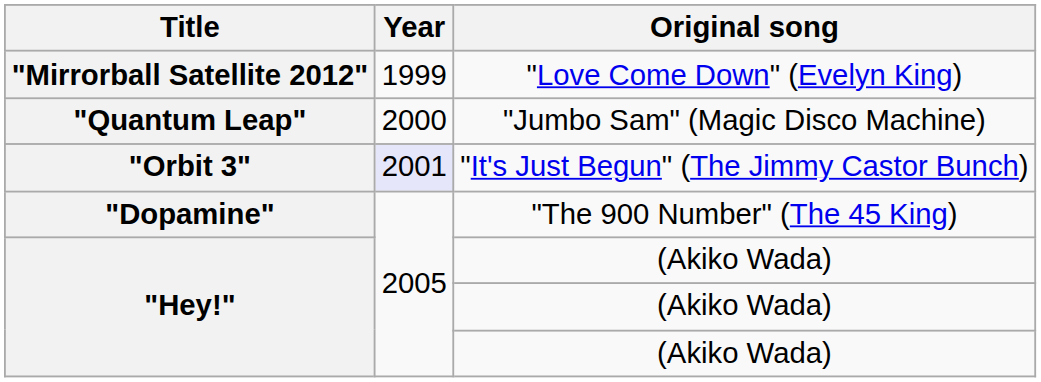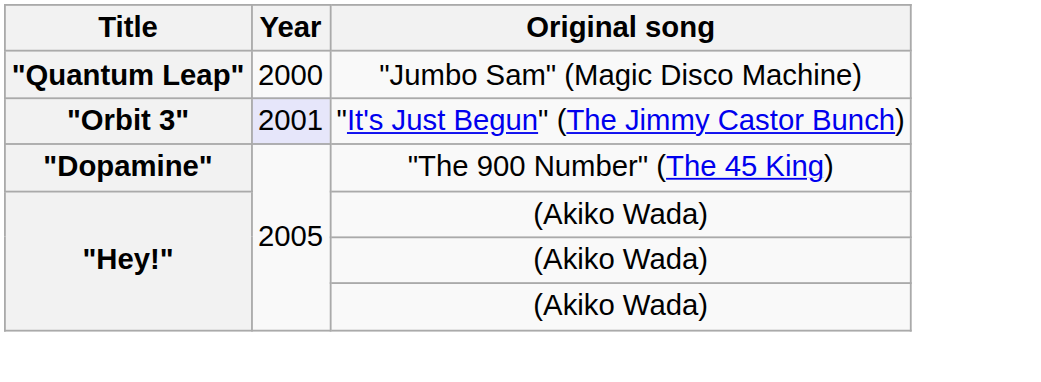- row: (190, 74)
